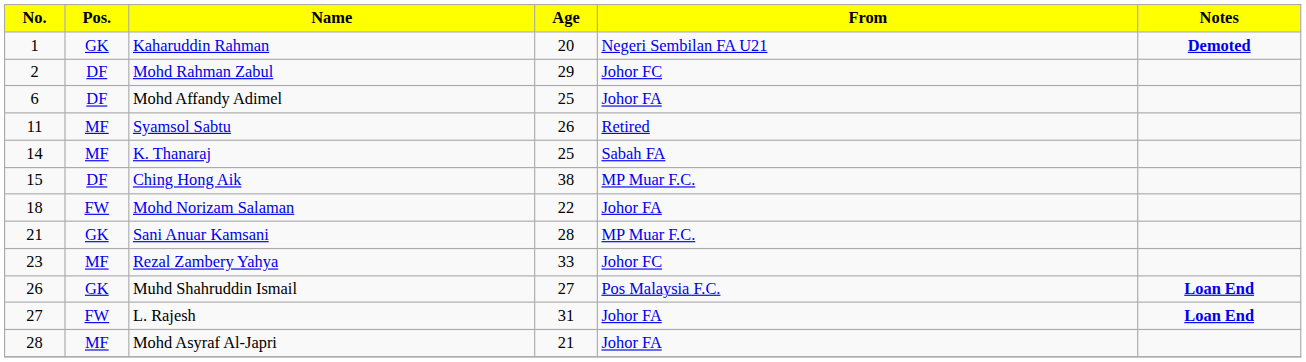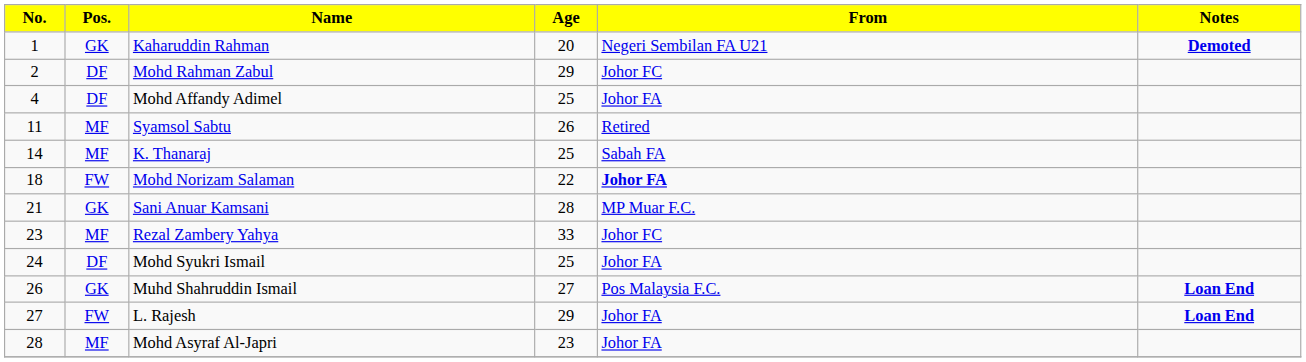(35, 99) 6 -> (35, 99) 4
- row: (187, 180)
(632, 207) normal -> (634, 180) bold
+ row: (199, 262)
(566, 316) 31 -> (566, 316) 29
(566, 343) 21 -> (566, 343) 23
